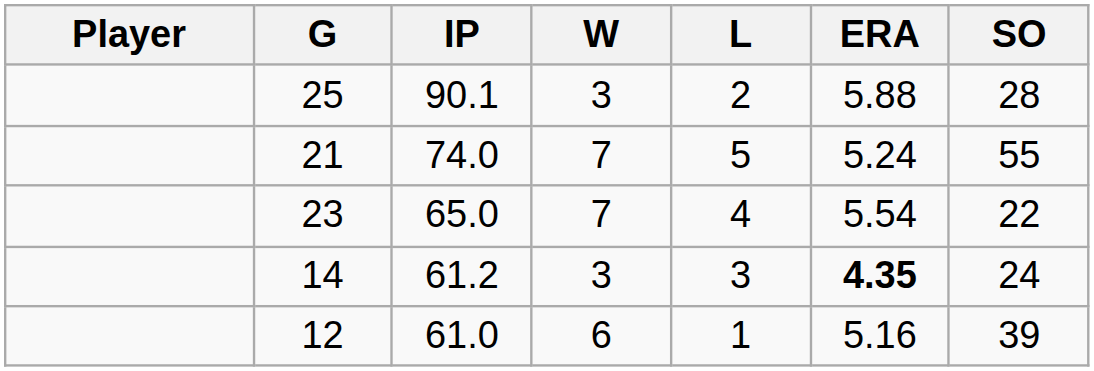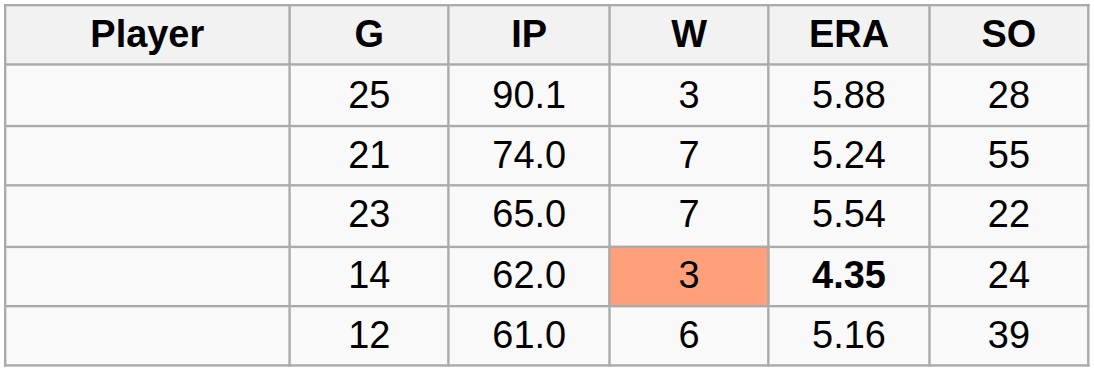- column: (741, 34)
(462, 275) 61.2 -> (529, 275) 62.0
(601, 275) no background -> (689, 275) lightsalmon background
